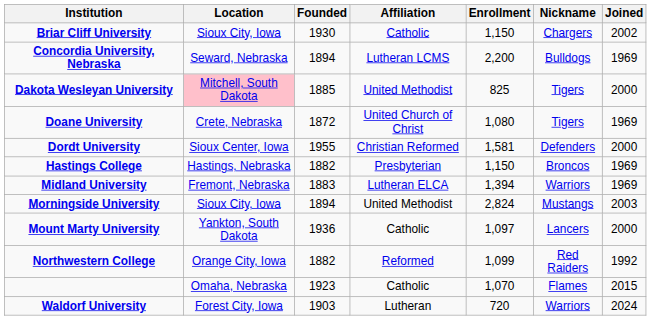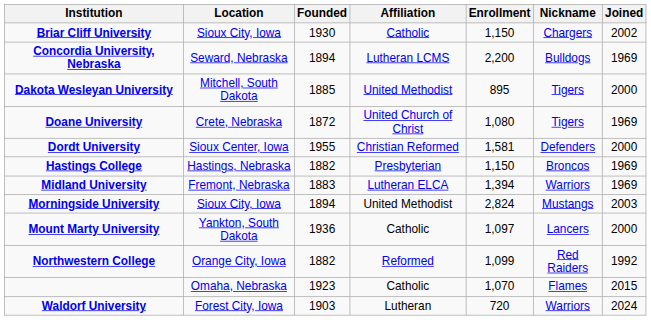(239, 90) pink background -> (239, 90) no background
(500, 90) 825 -> (500, 90) 895
